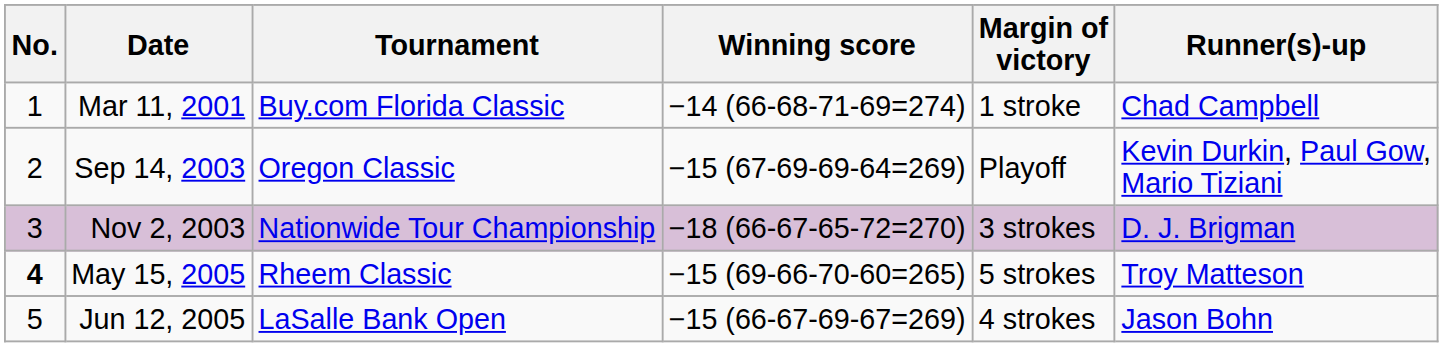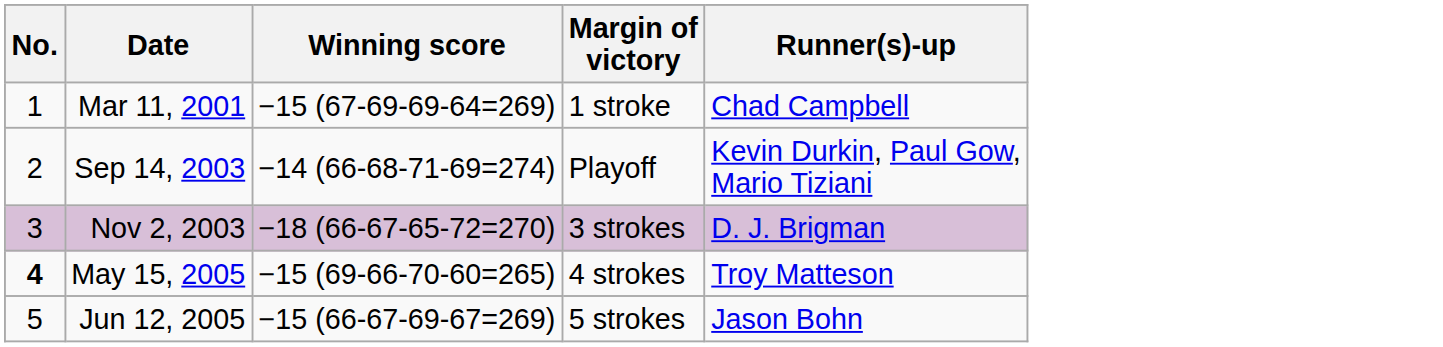- column: (457, 44)
(817, 105) −14 (66-68-71-69=274) -> (407, 105) −15 (67-69-69-64=269)
(817, 167) −15 (67-69-69-64=269) -> (407, 167) −14 (66-68-71-69=274)
(1037, 274) 5 strokes -> (627, 274) 4 strokes
(1037, 320) 4 strokes -> (627, 320) 5 strokes
